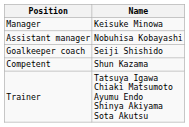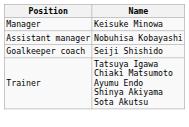- row: (28, 64)
